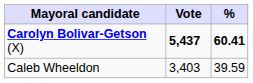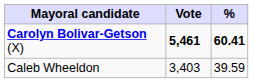(185, 41) 5,437 -> (185, 41) 5,461
